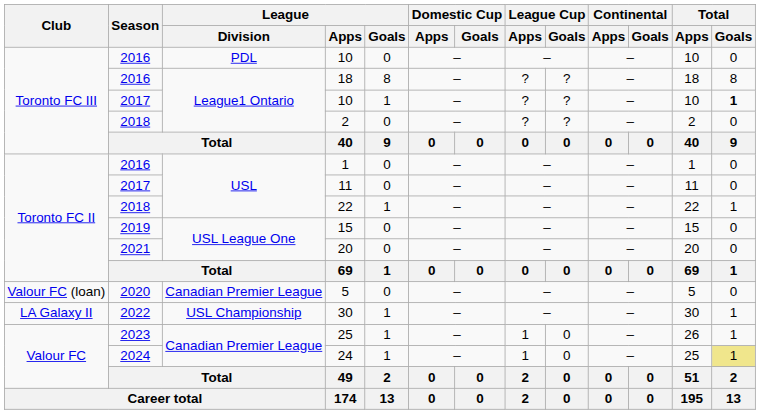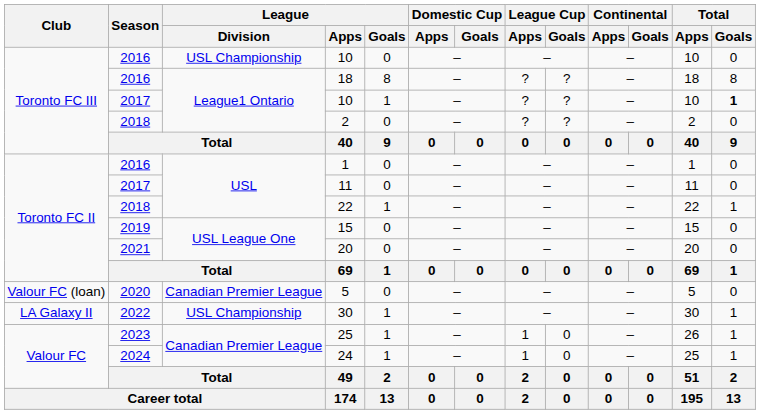(244, 57) PDL -> (244, 57) USL Championship
(734, 356) khaki background -> (734, 356) no background
